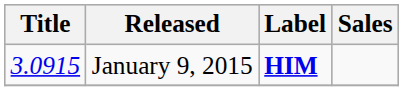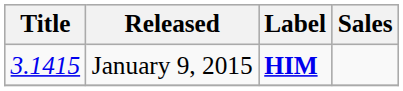(45, 64) 3.0915 -> (45, 64) 3.1415
